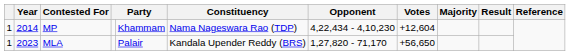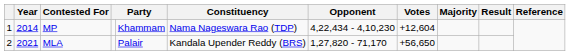(9, 43) 1 -> (9, 43) 2
(27, 43) 2023 -> (27, 43) 2021
